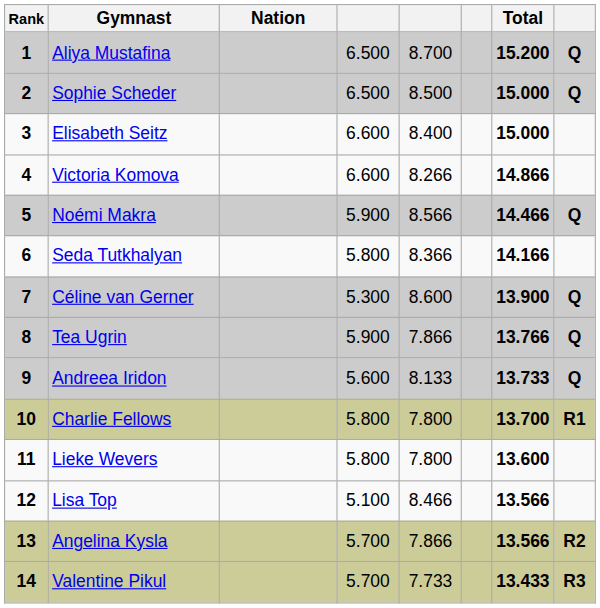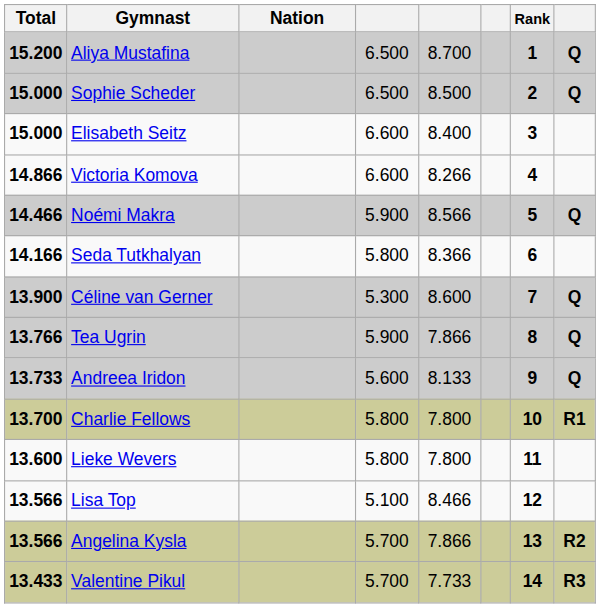columns swapped: (26, 19) <-> (523, 18)
